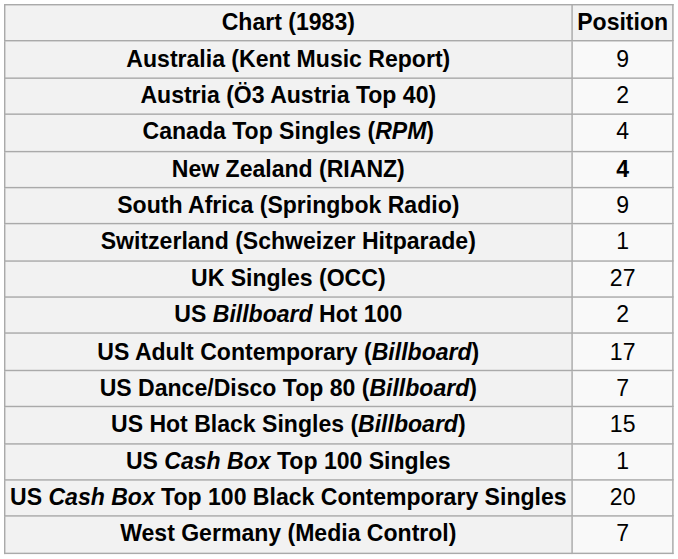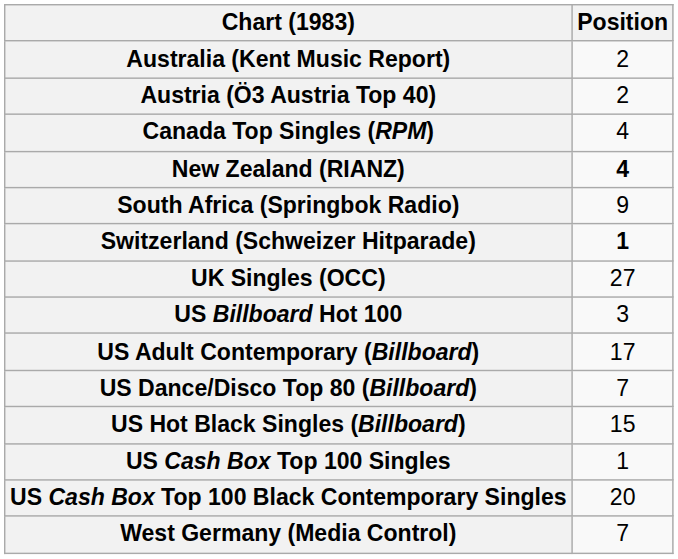(623, 59) 9 -> (623, 59) 2
(623, 242) normal -> (623, 242) bold
(623, 315) 2 -> (623, 315) 3
